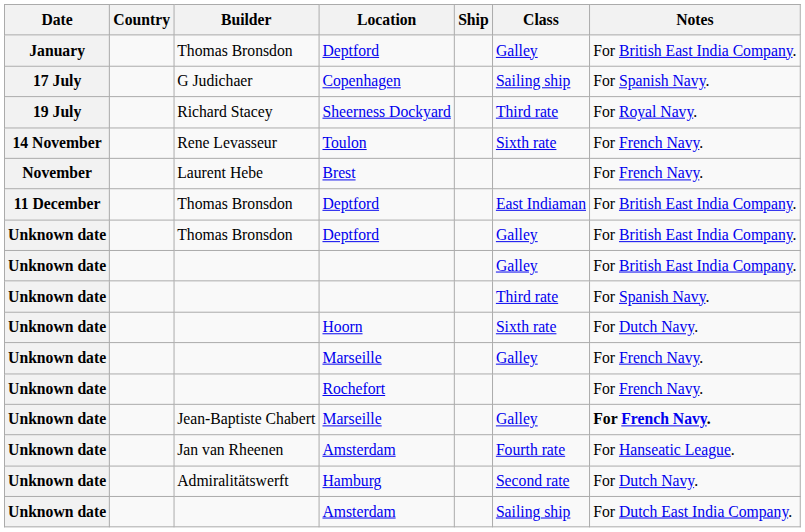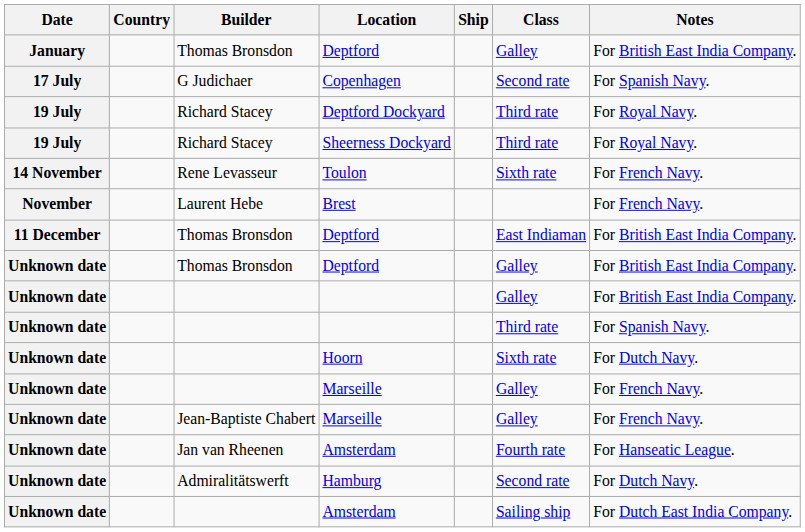(533, 81) Sailing ship -> (533, 81) Second rate
+ row: (225, 112)
- row: (246, 389)
(652, 419) bold -> (648, 419) normal
